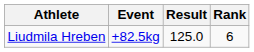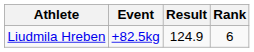(187, 36) 125.0 -> (187, 36) 124.9
